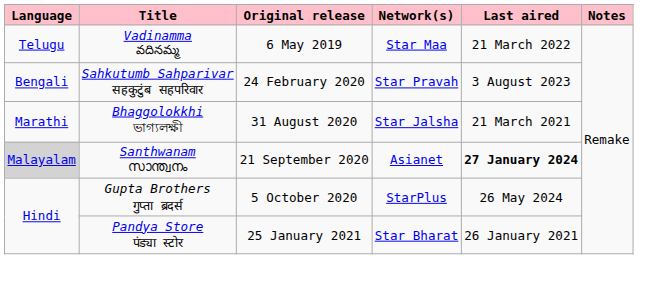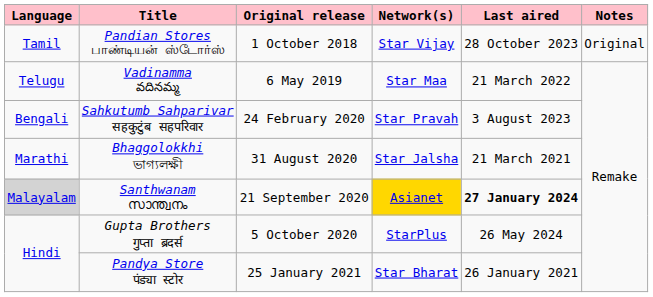+ row: (158, 43)
(417, 160) no background -> (417, 197) gold background
